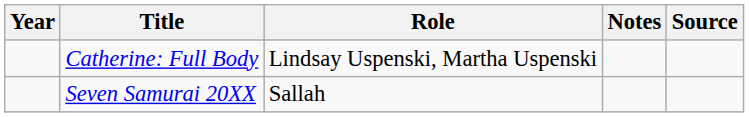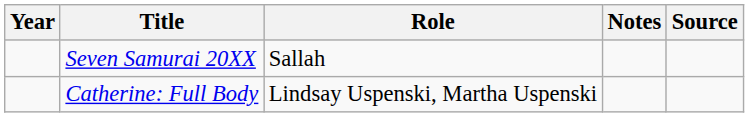rows swapped: (161, 93) <-> (162, 58)
